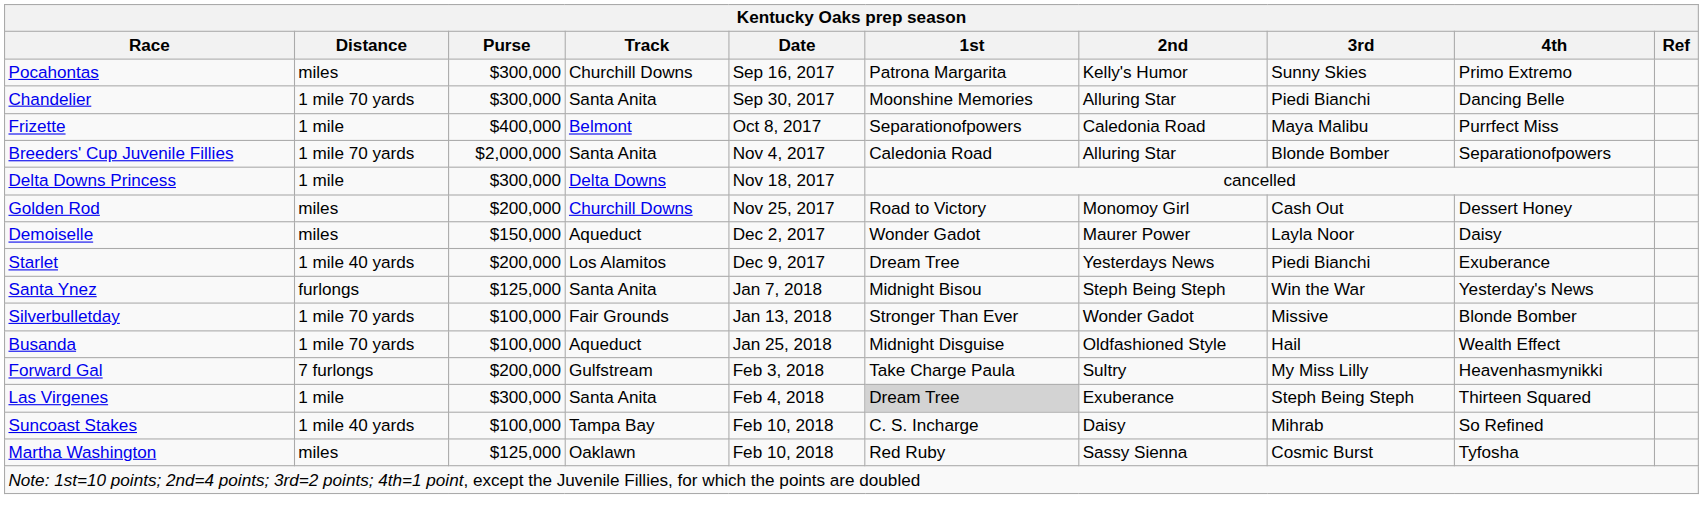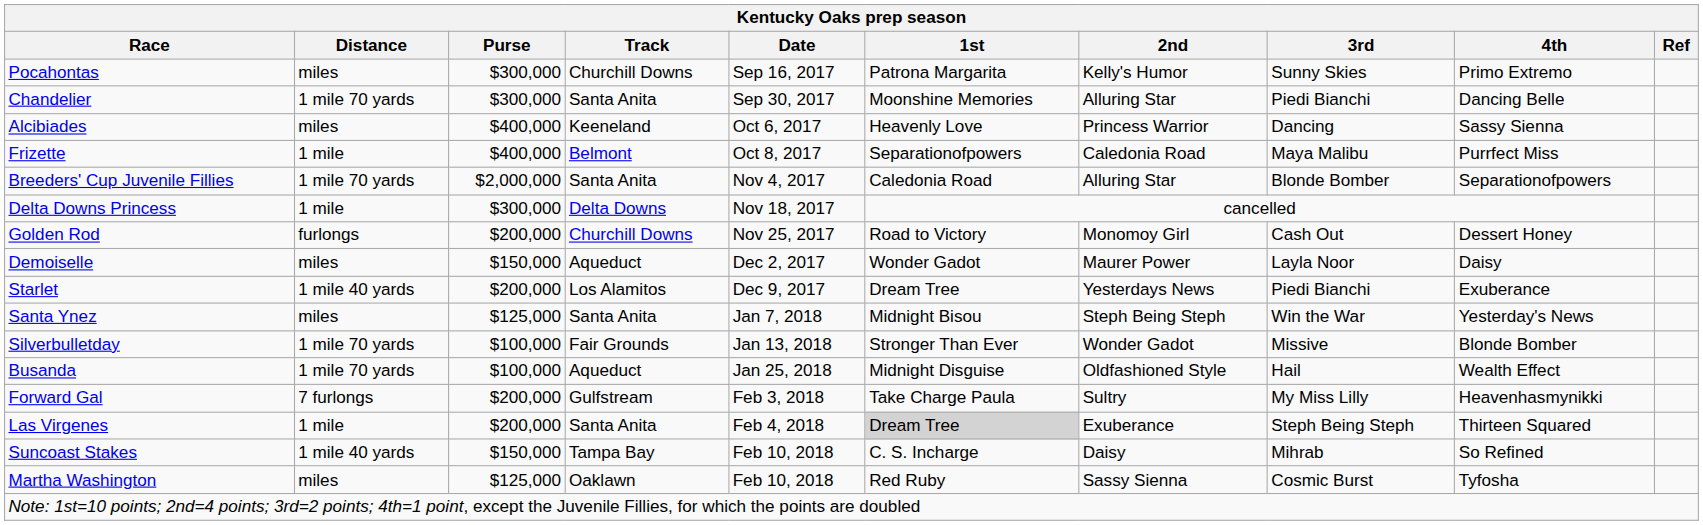+ row: (48, 126)
(318, 208) miles -> (329, 235) furlongs
(329, 289) furlongs -> (318, 316) miles
(525, 398) $300,000 -> (525, 425) $200,000
(525, 425) $100,000 -> (525, 452) $150,000
